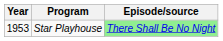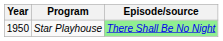(18, 28) 1953 -> (18, 28) 1950
